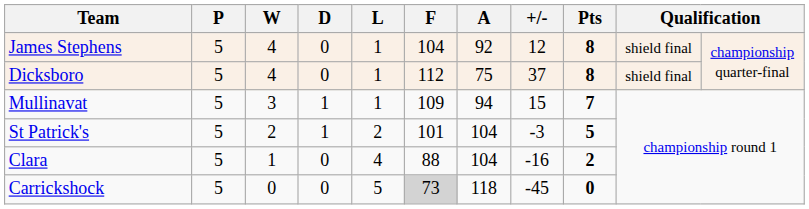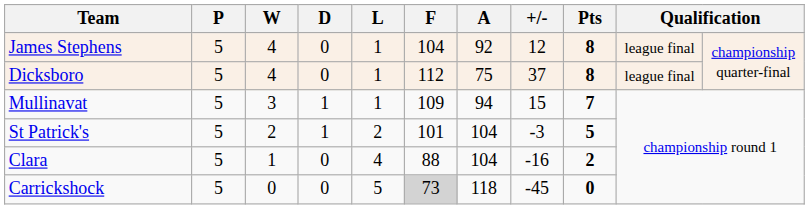(659, 48) shield final -> (660, 48) league final
(659, 76) shield final -> (660, 76) league final
